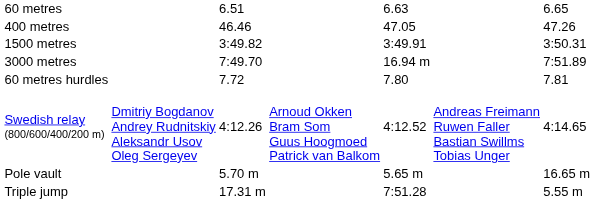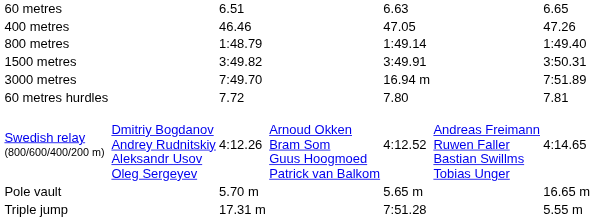+ row: (37, 44)
